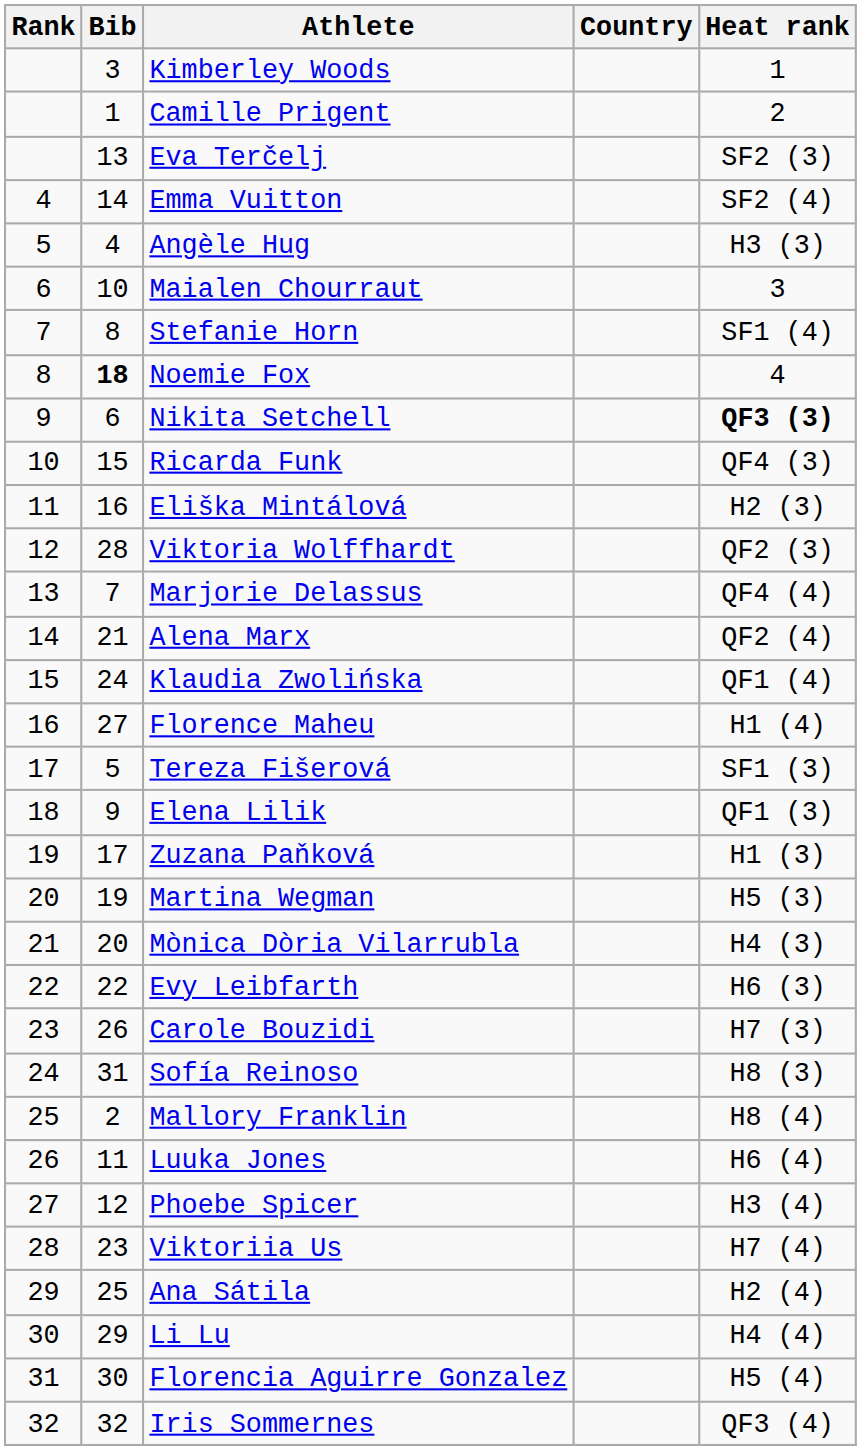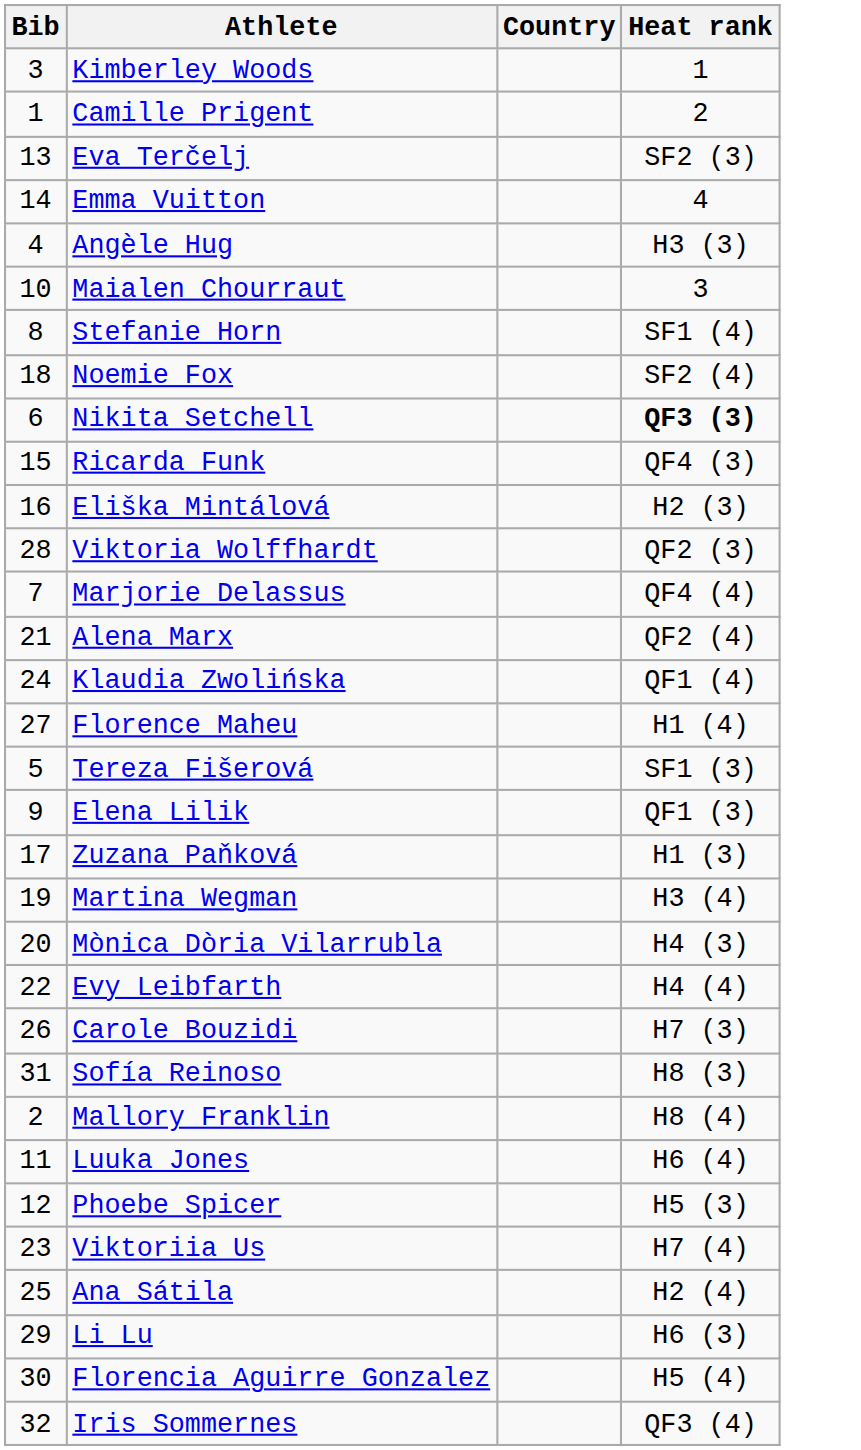- column: (44, 27)
(778, 201) SF2 (4) -> (701, 201) 4
(113, 376) bold -> (35, 376) normal
(778, 376) 4 -> (701, 376) SF2 (4)
(778, 900) H5 (3) -> (701, 900) H3 (4)
(778, 987) H6 (3) -> (701, 987) H4 (4)
(778, 1205) H3 (4) -> (701, 1205) H5 (3)
(778, 1336) H4 (4) -> (701, 1336) H6 (3)
